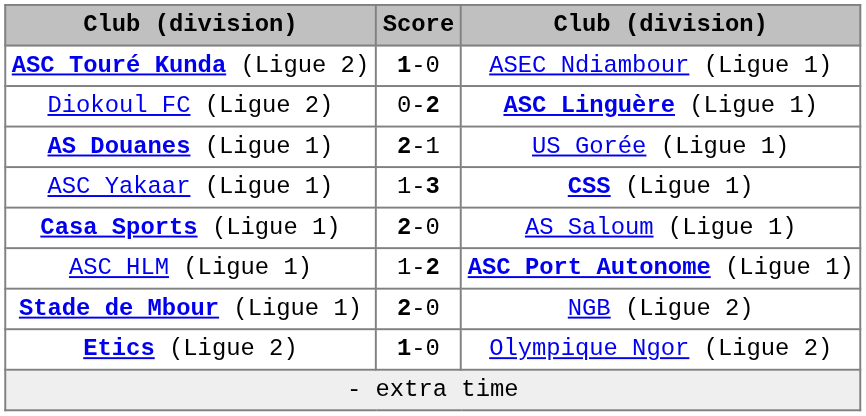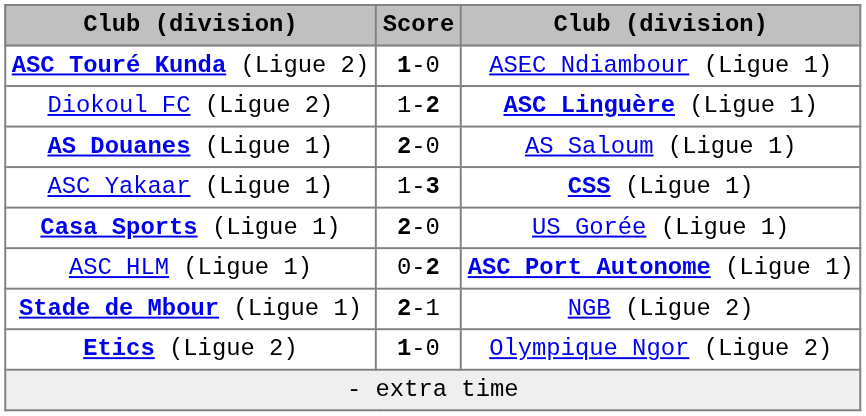(418, 106) 0-2 -> (418, 106) 1-2
(418, 147) 2-1 -> (418, 147) 2-0
(661, 147) US Gorée (Ligue 1) -> (661, 147) AS Saloum (Ligue 1)
(661, 228) AS Saloum (Ligue 1) -> (661, 228) US Gorée (Ligue 1)
(418, 268) 1-2 -> (418, 268) 0-2
(418, 309) 2-0 -> (418, 309) 2-1
